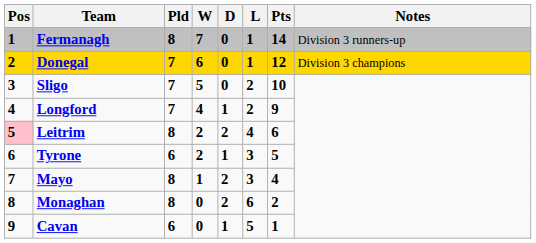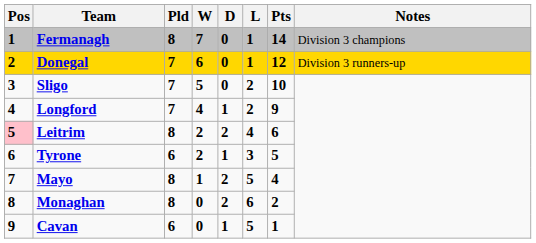(352, 40) Division 3 runners-up -> (352, 40) Division 3 champions
(352, 63) Division 3 champions -> (352, 63) Division 3 runners-up
(250, 179) 3 -> (250, 179) 5
